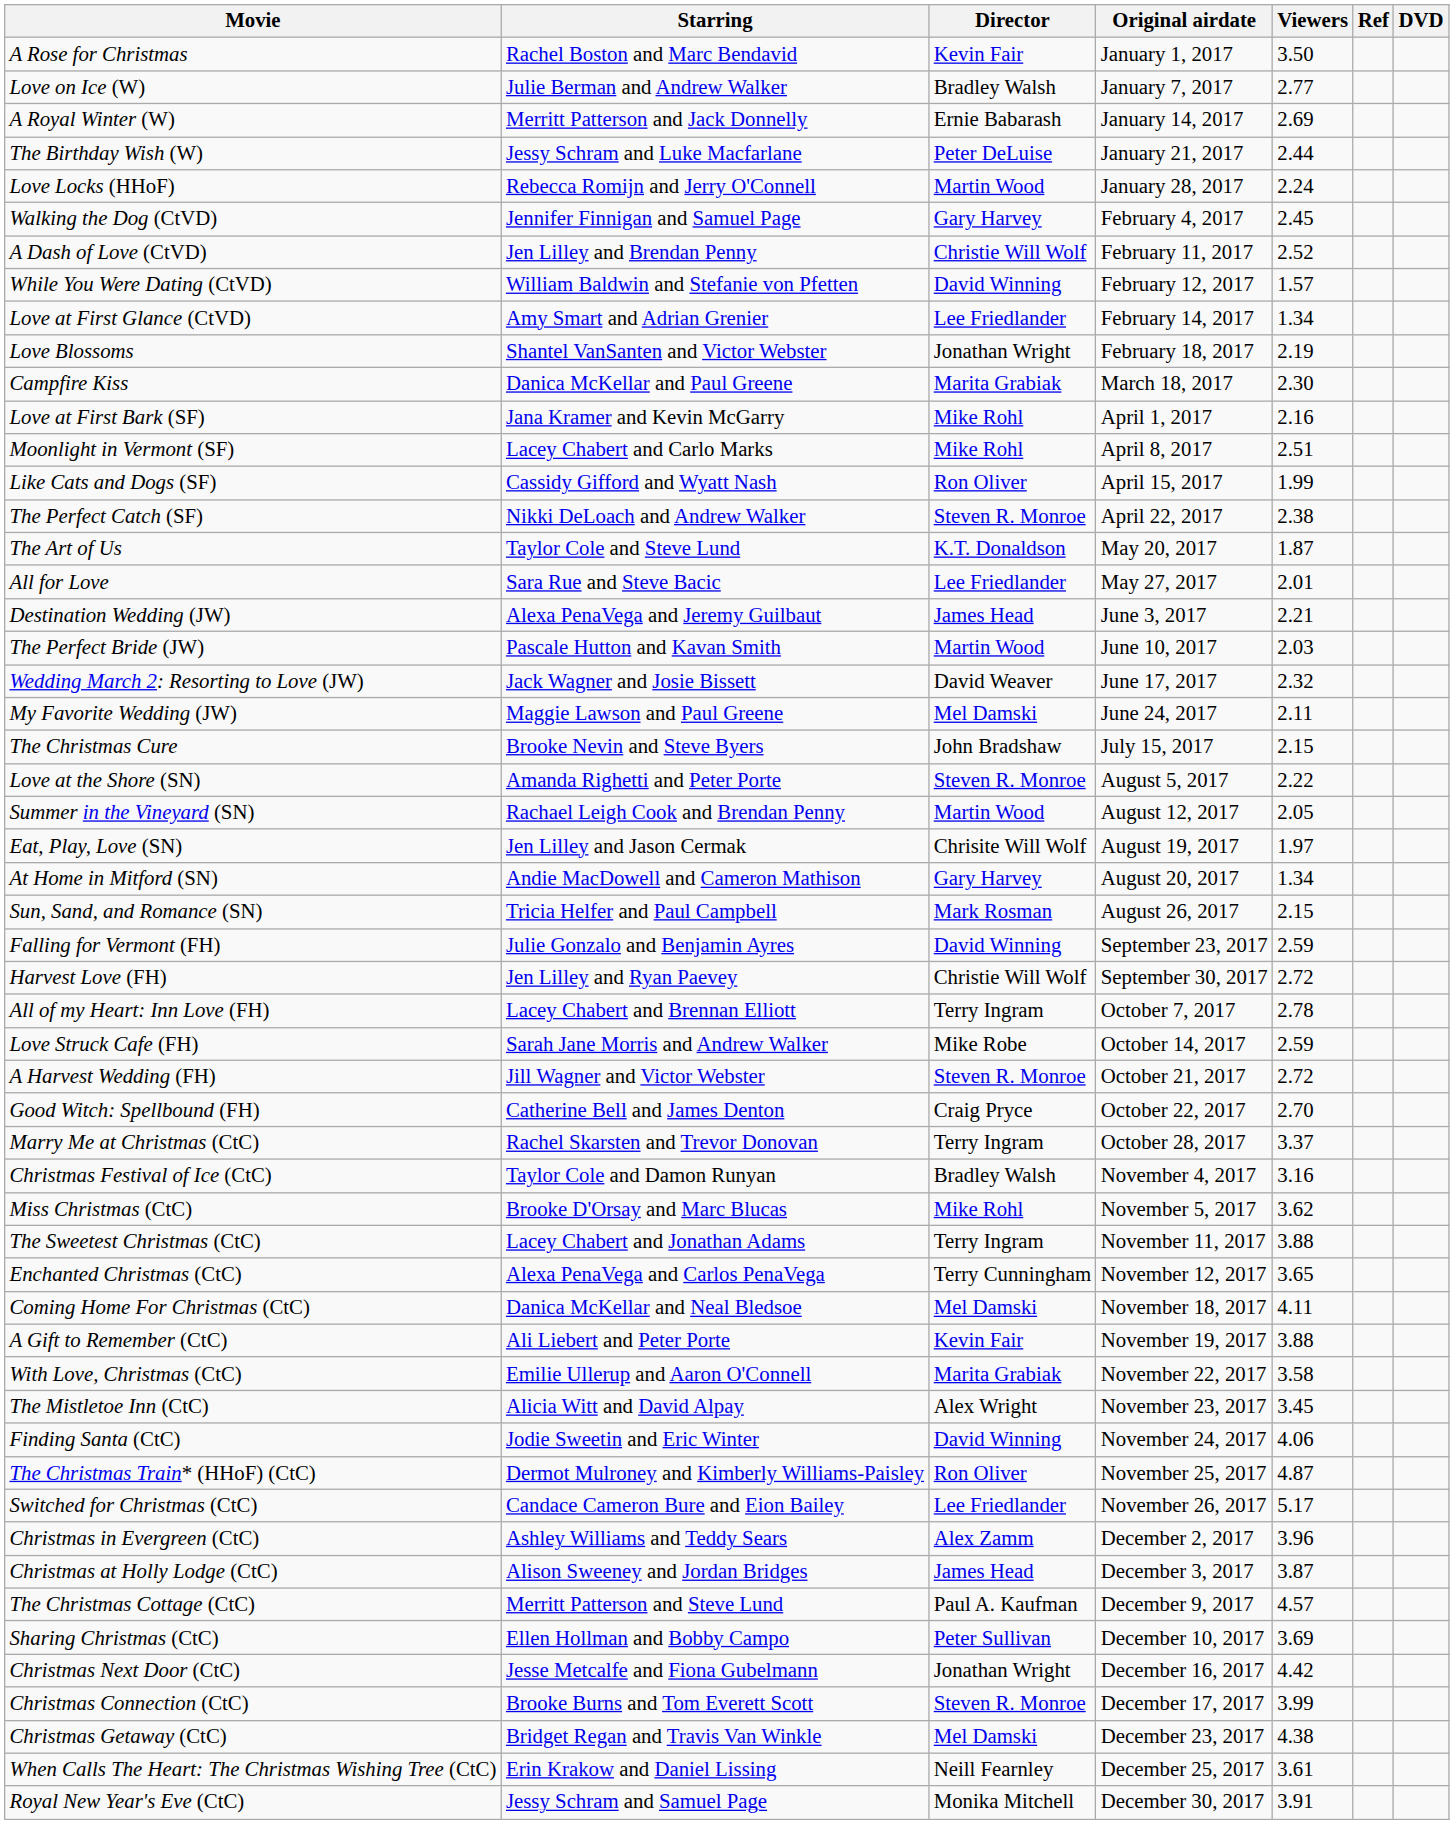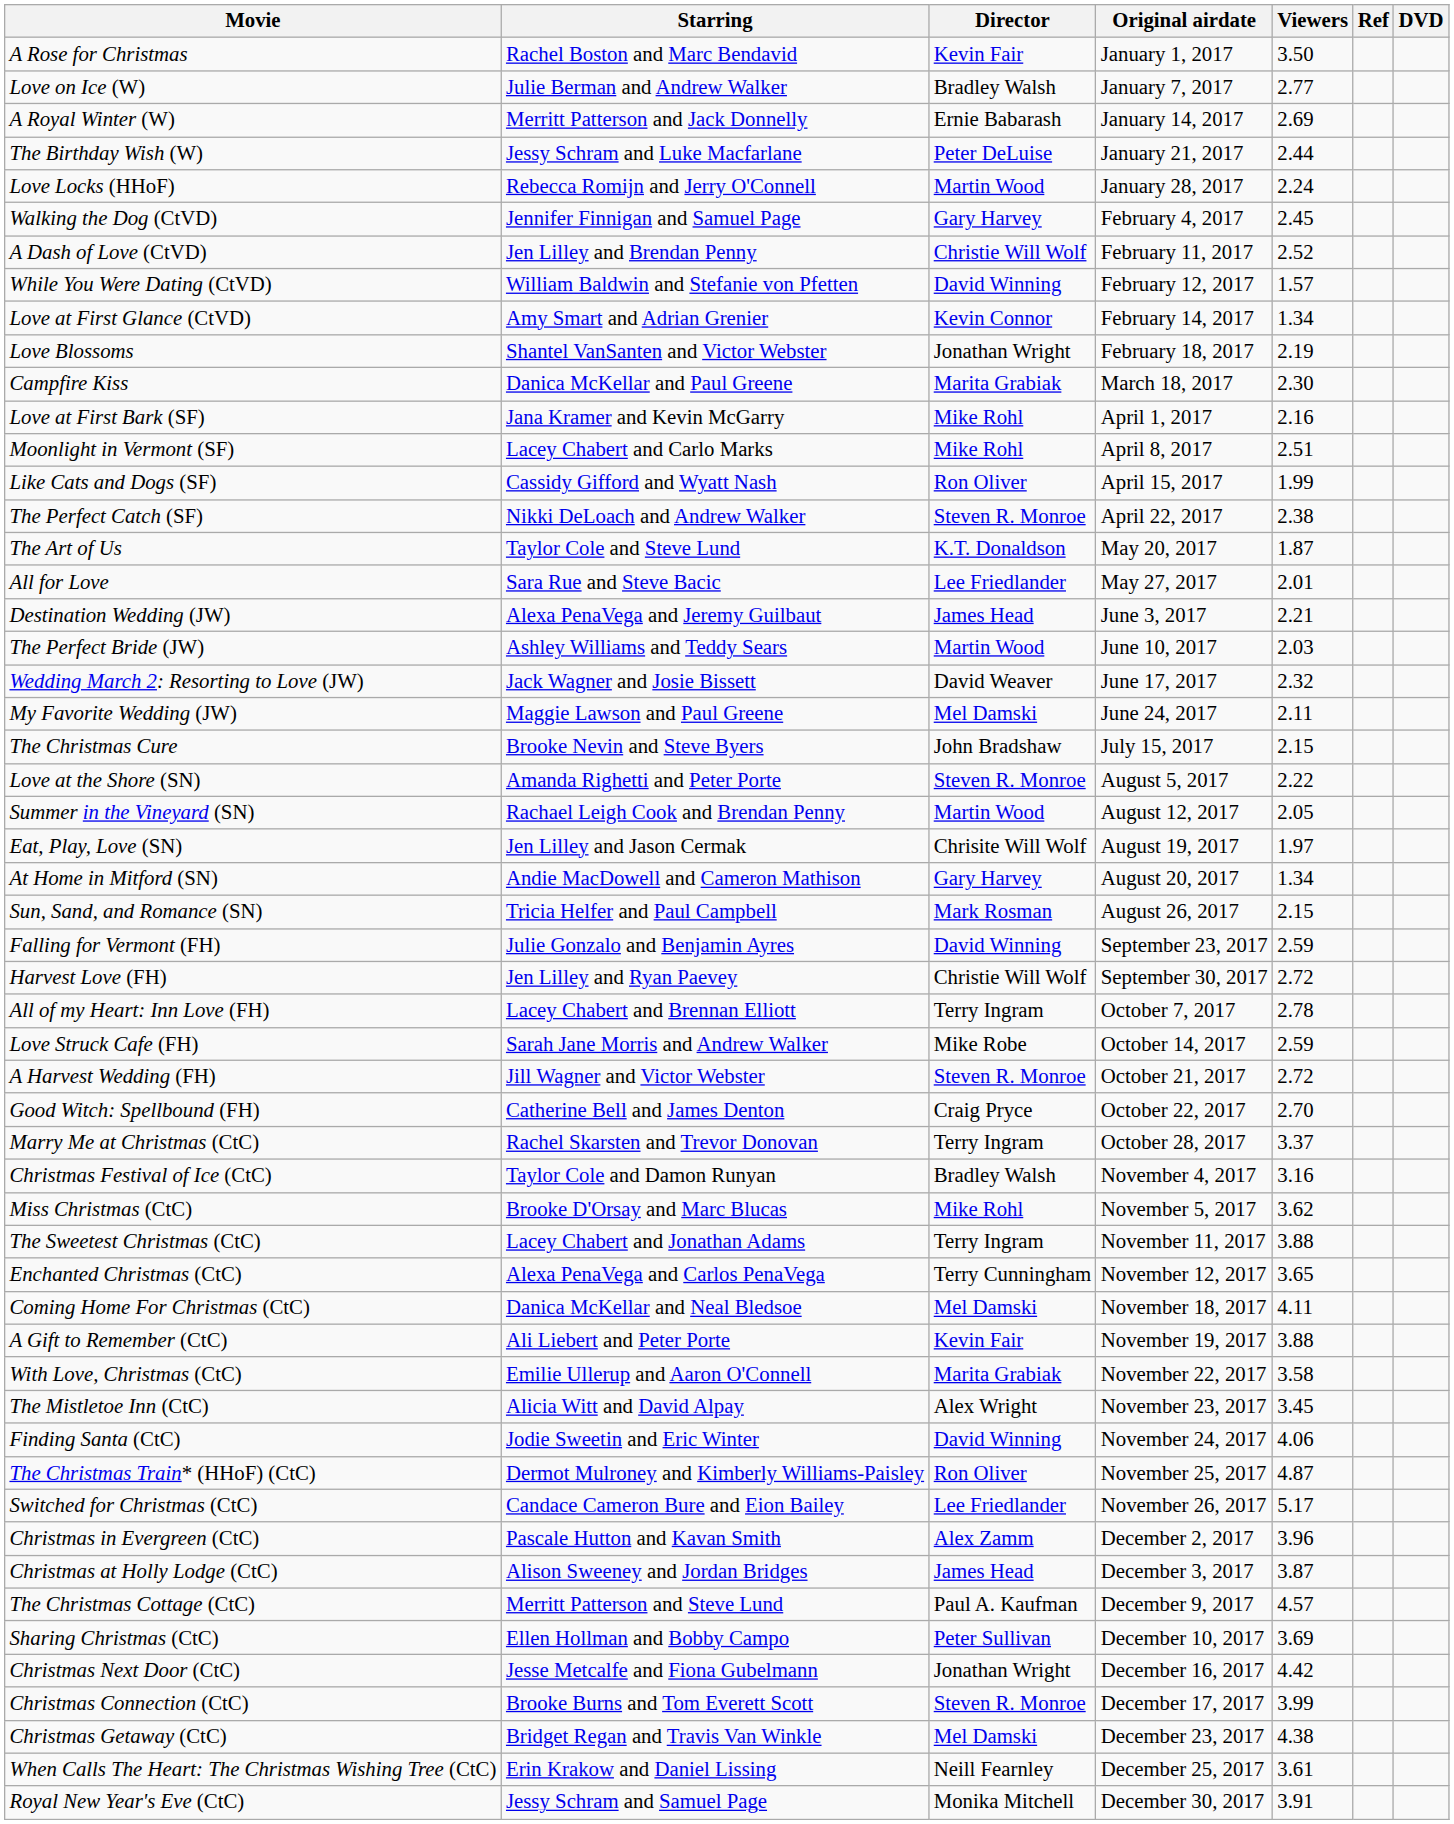(1000, 317) Lee Friedlander -> (993, 317) Kevin Connor
(643, 647) Pascale Hutton and Kavan Smith -> (647, 647) Ashley Williams and Teddy Sears
(647, 1538) Ashley Williams and Teddy Sears -> (643, 1538) Pascale Hutton and Kavan Smith
